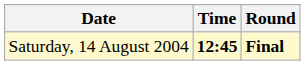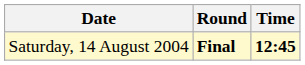columns swapped: (217, 18) <-> (271, 18)
